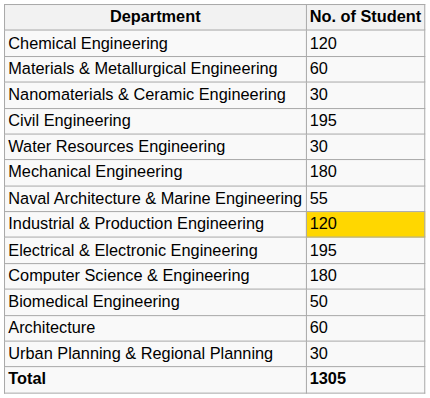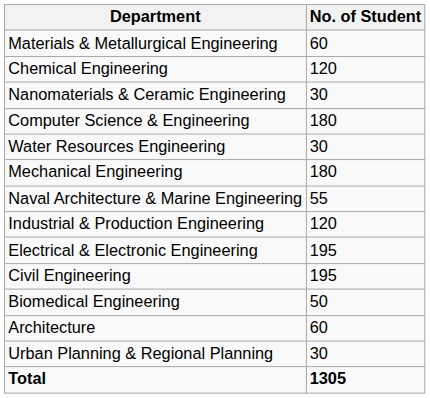rows swapped: (88, 43) <-> (143, 69)
rows swapped: (70, 120) <-> (129, 276)
(323, 224) gold background -> (323, 224) no background
